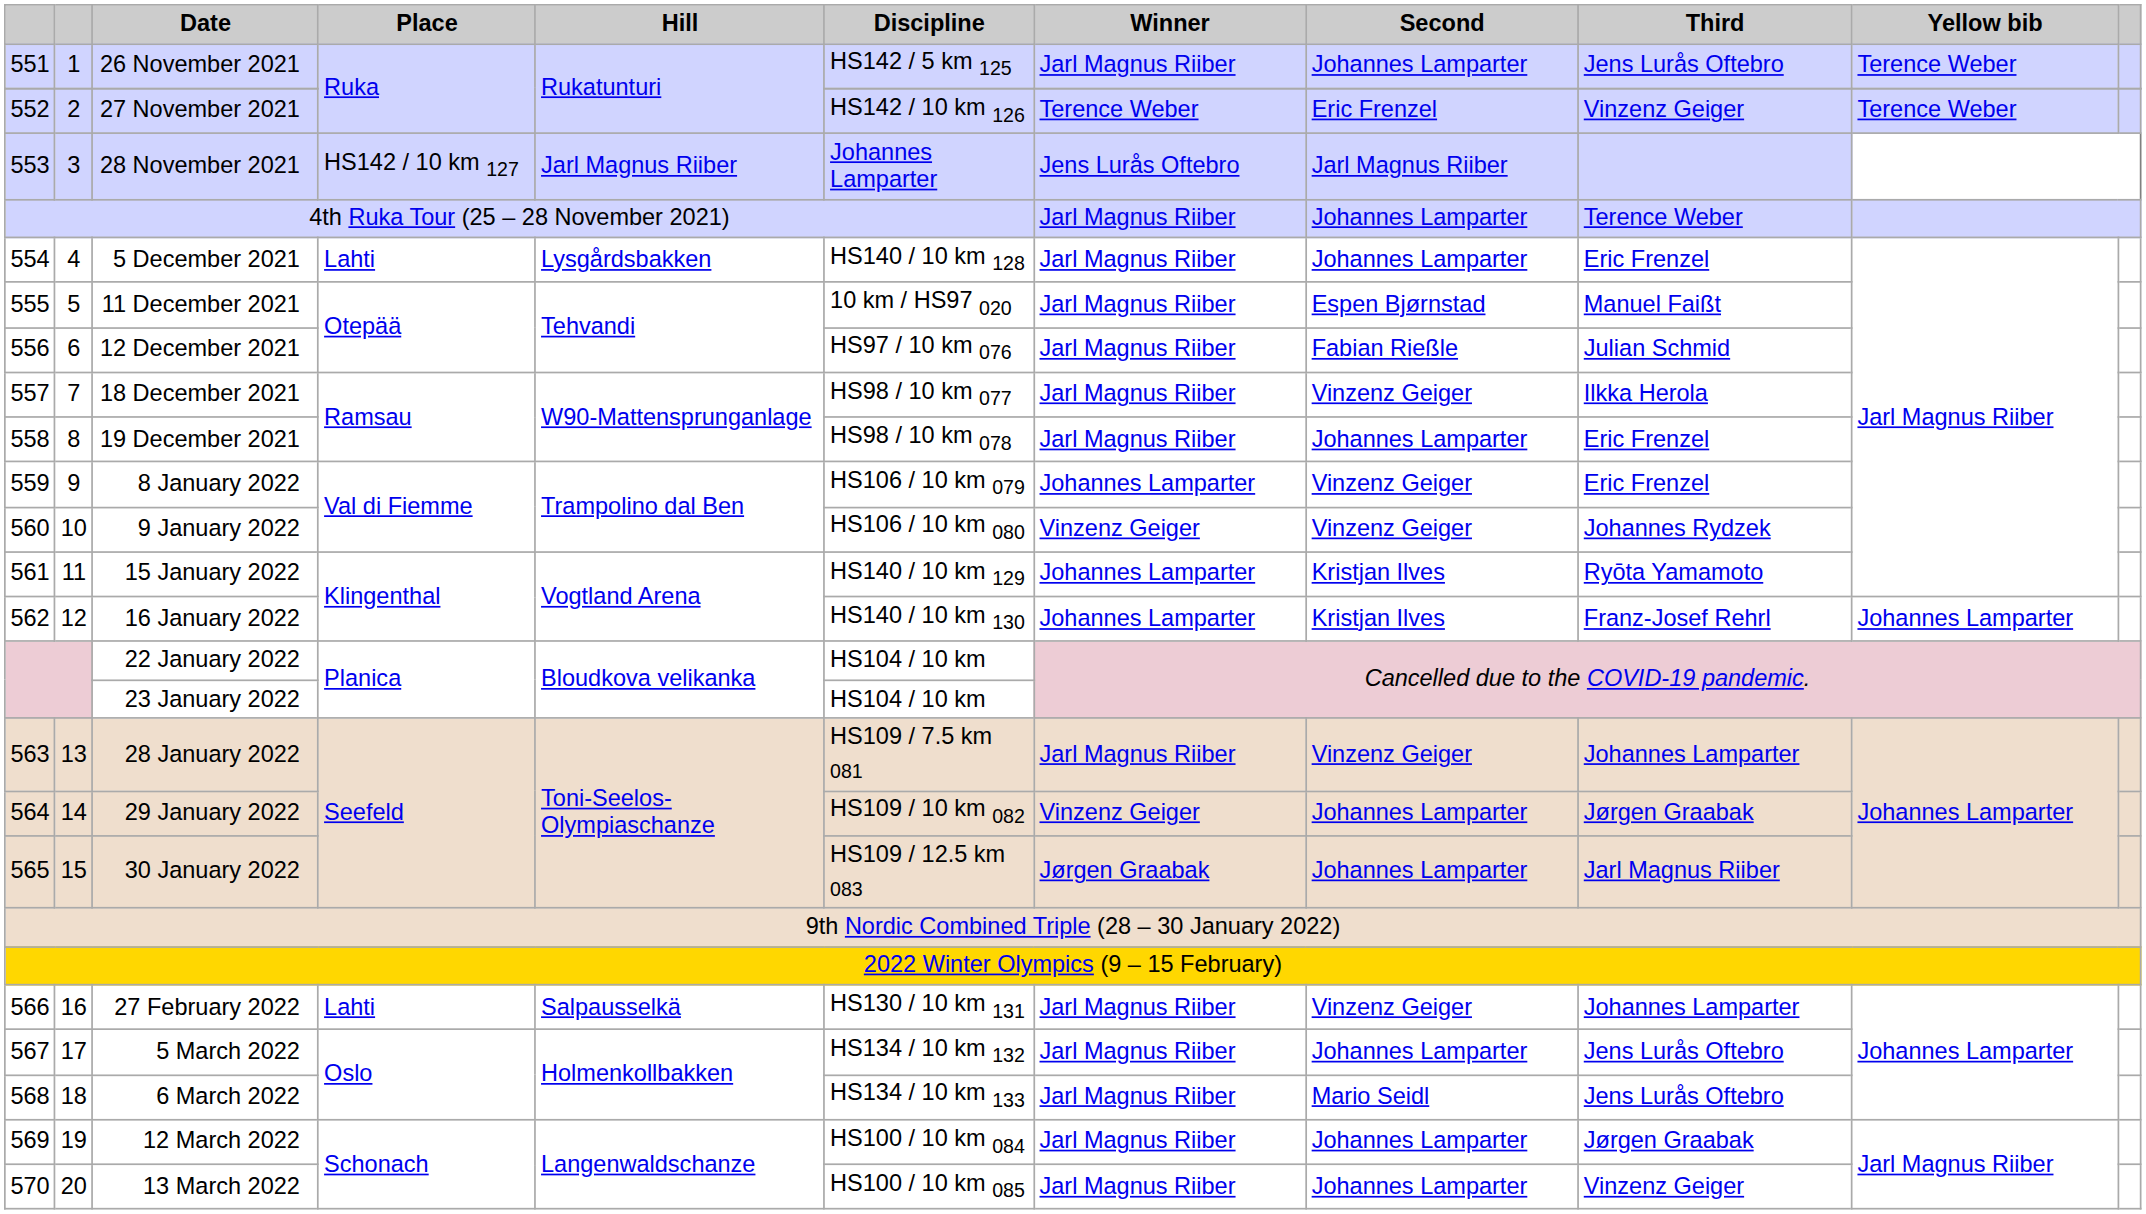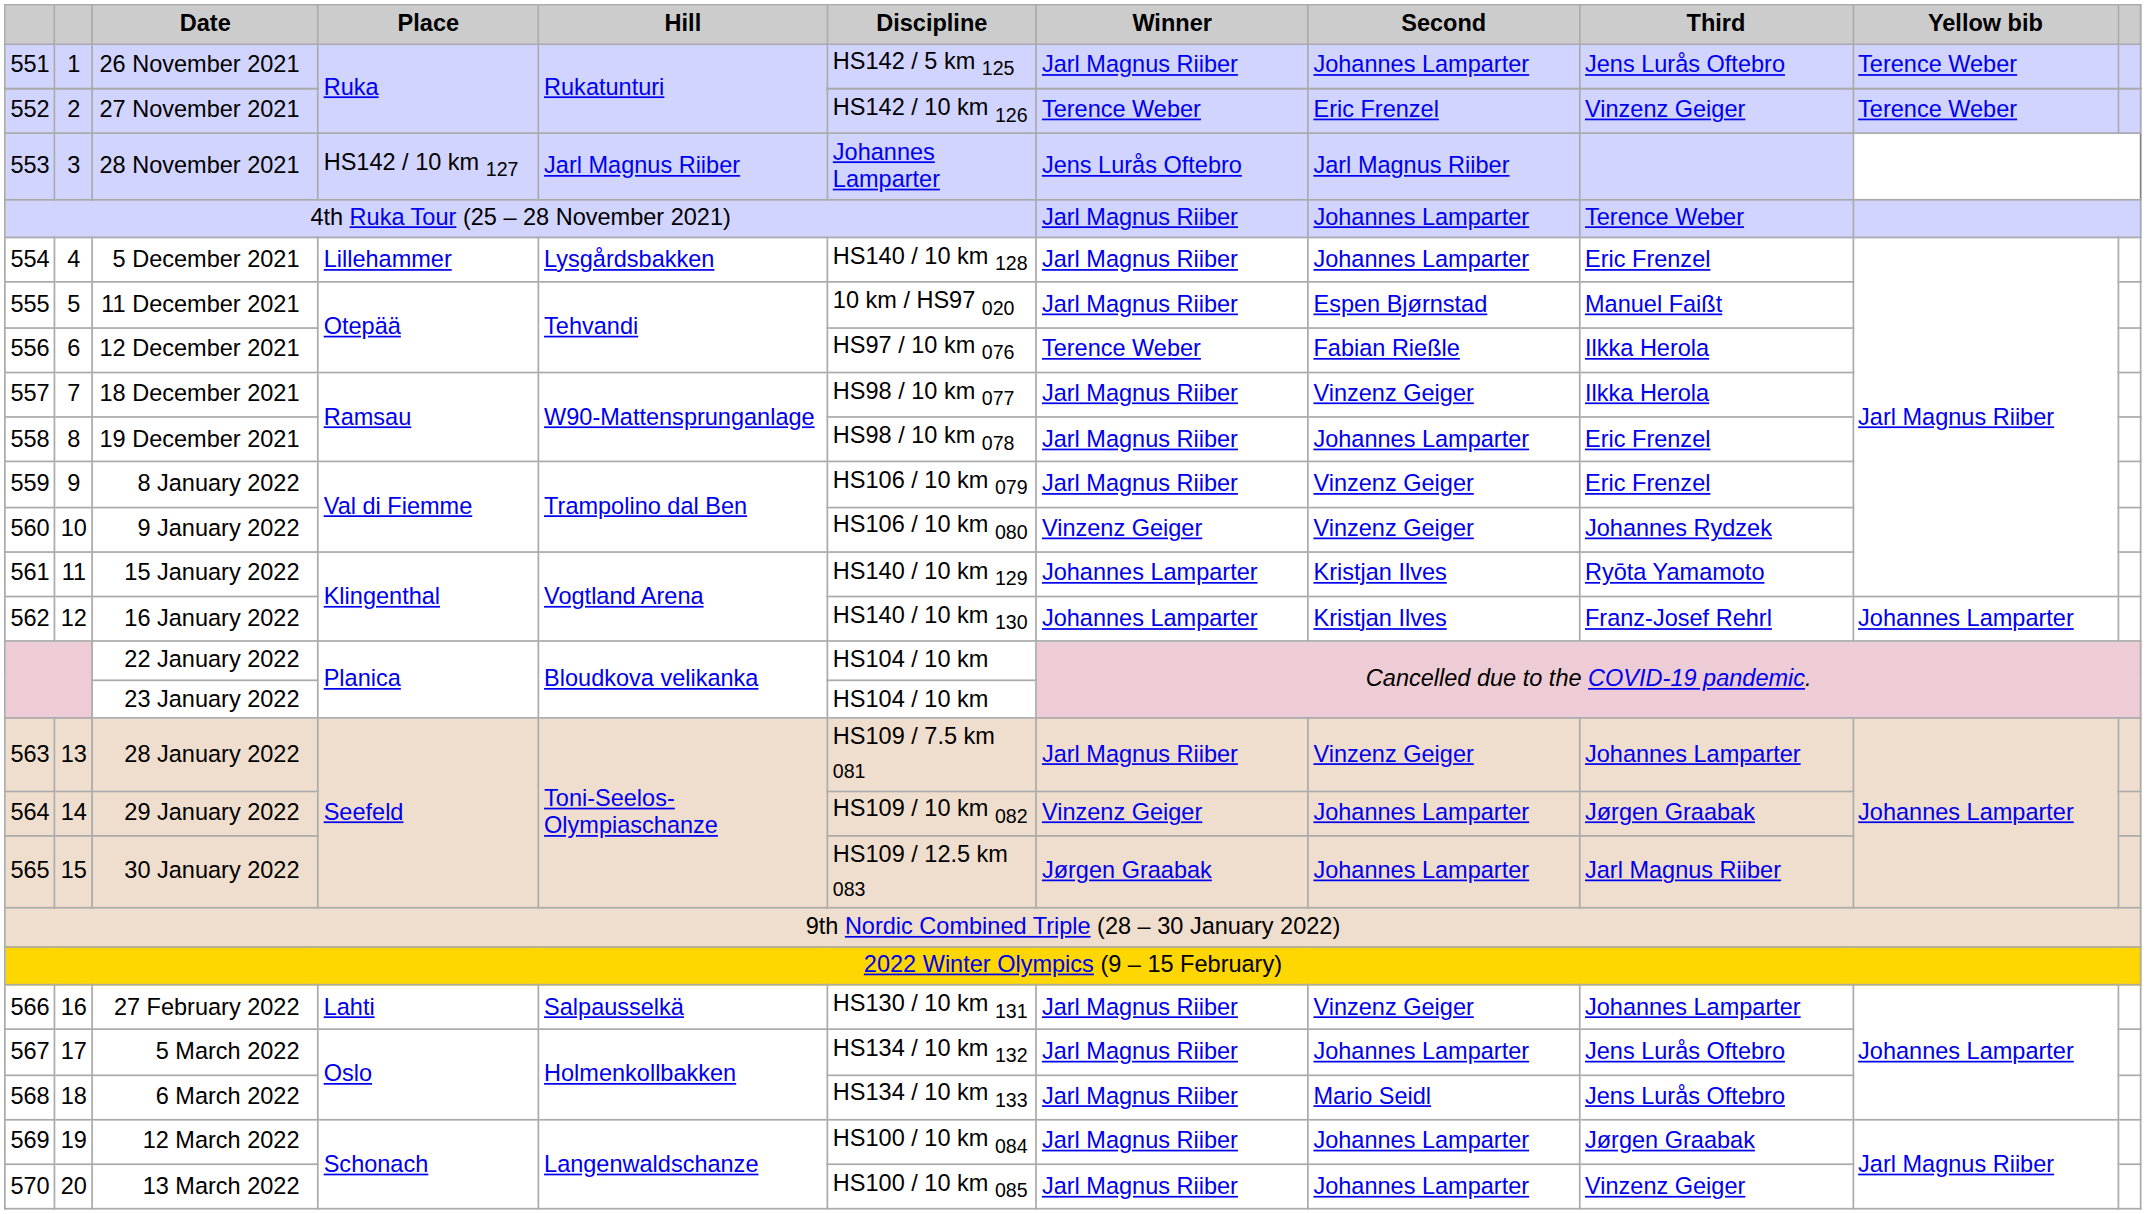(350, 259) Lahti -> (388, 259) Lillehammer
(1138, 349) Jarl Magnus Riiber -> (1121, 349) Terence Weber
(1657, 349) Julian Schmid -> (1647, 349) Ilkka Herola
(1147, 483) Johannes Lamparter -> (1140, 483) Jarl Magnus Riiber
